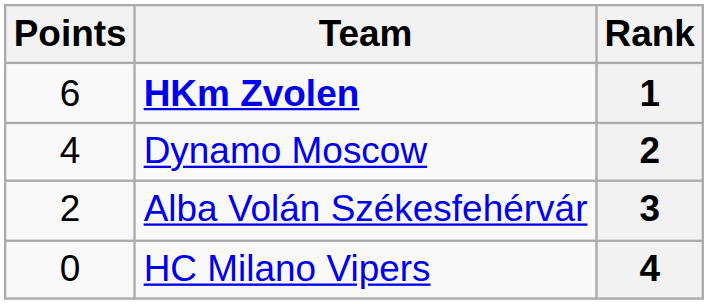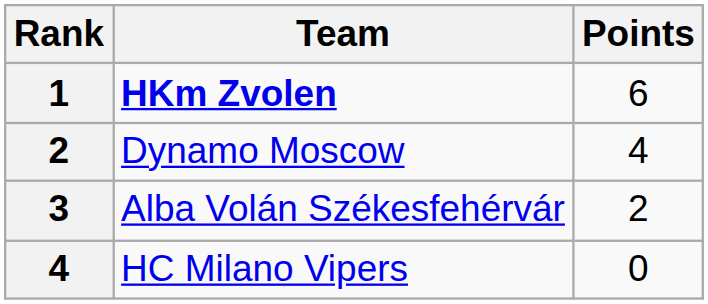columns swapped: (650, 33) <-> (70, 33)
